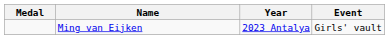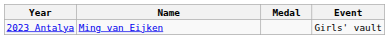columns swapped: (30, 12) <-> (276, 12)
